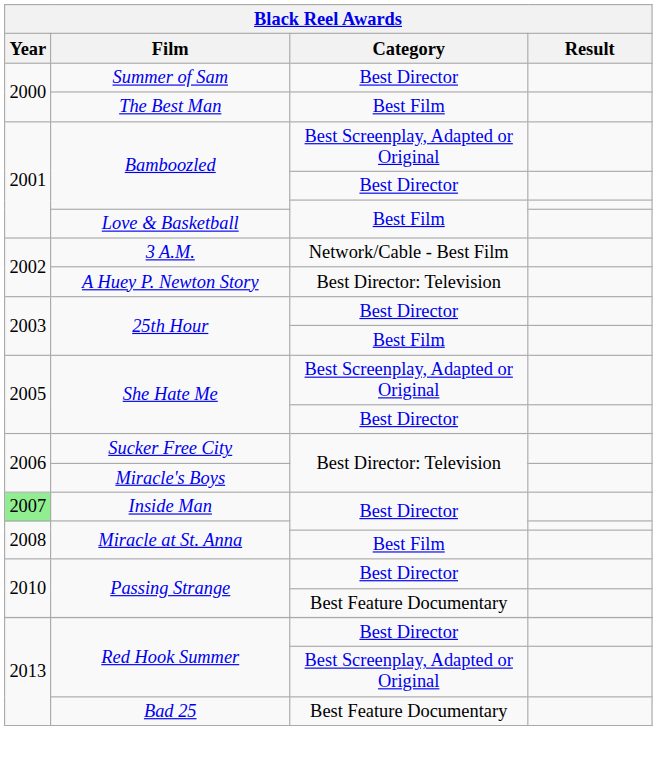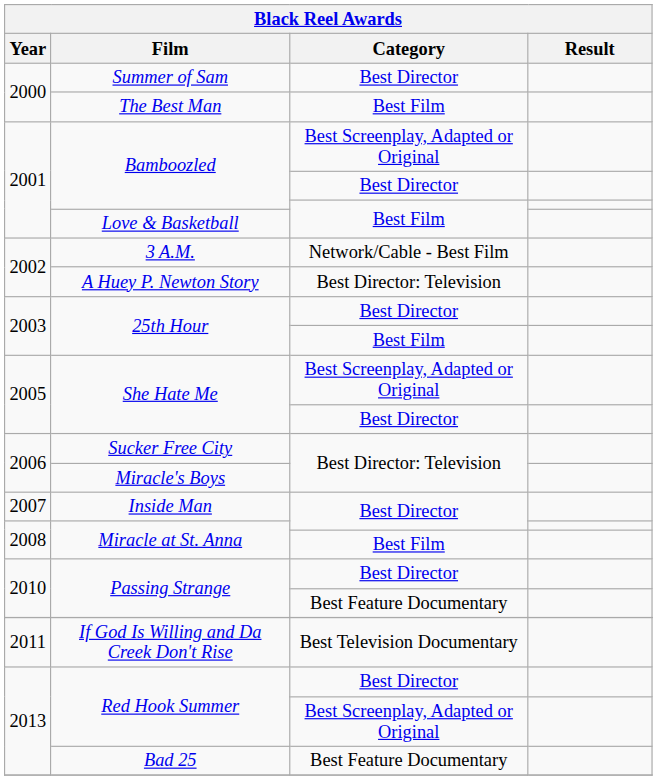(28, 506) lightgreen background -> (28, 506) no background
+ row: (170, 642)
